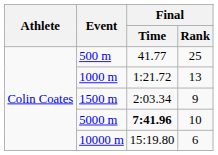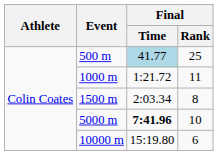(152, 57) no background -> (152, 57) lightblue background
(195, 78) 13 -> (195, 78) 11
(195, 98) 9 -> (195, 98) 8
